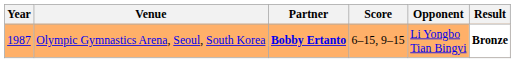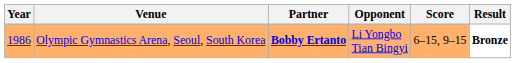columns swapped: (438, 14) <-> (378, 14)
(19, 41) 1987 -> (19, 41) 1986
